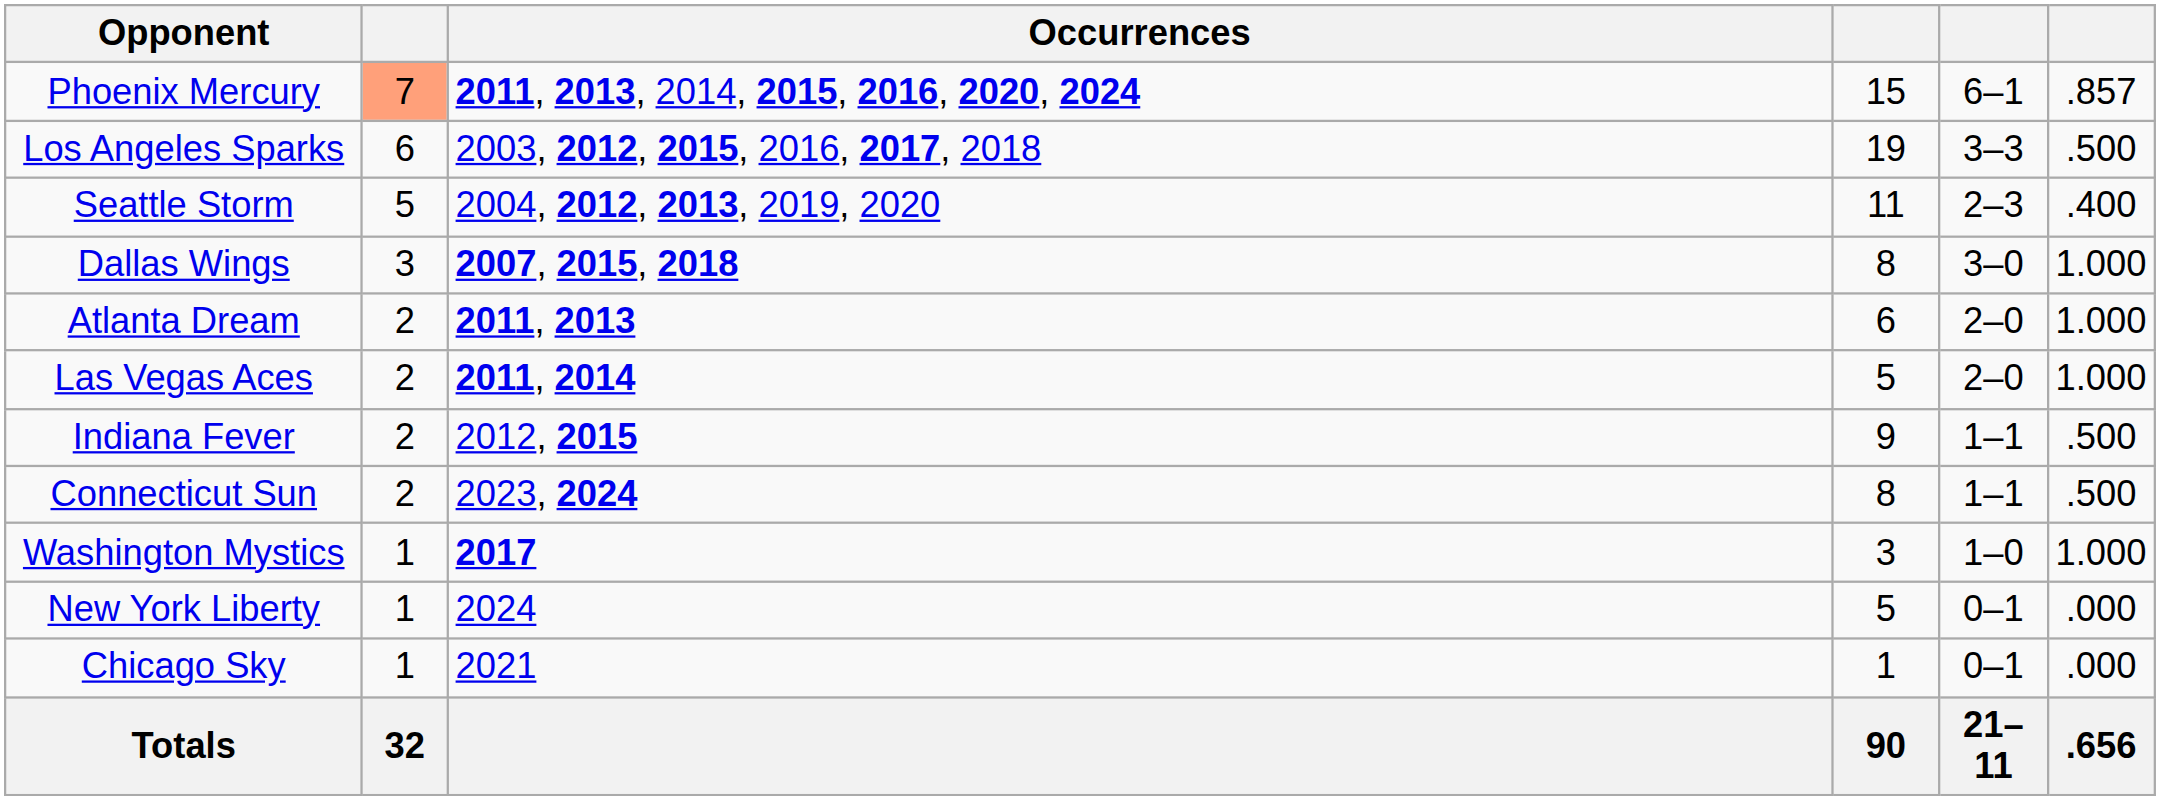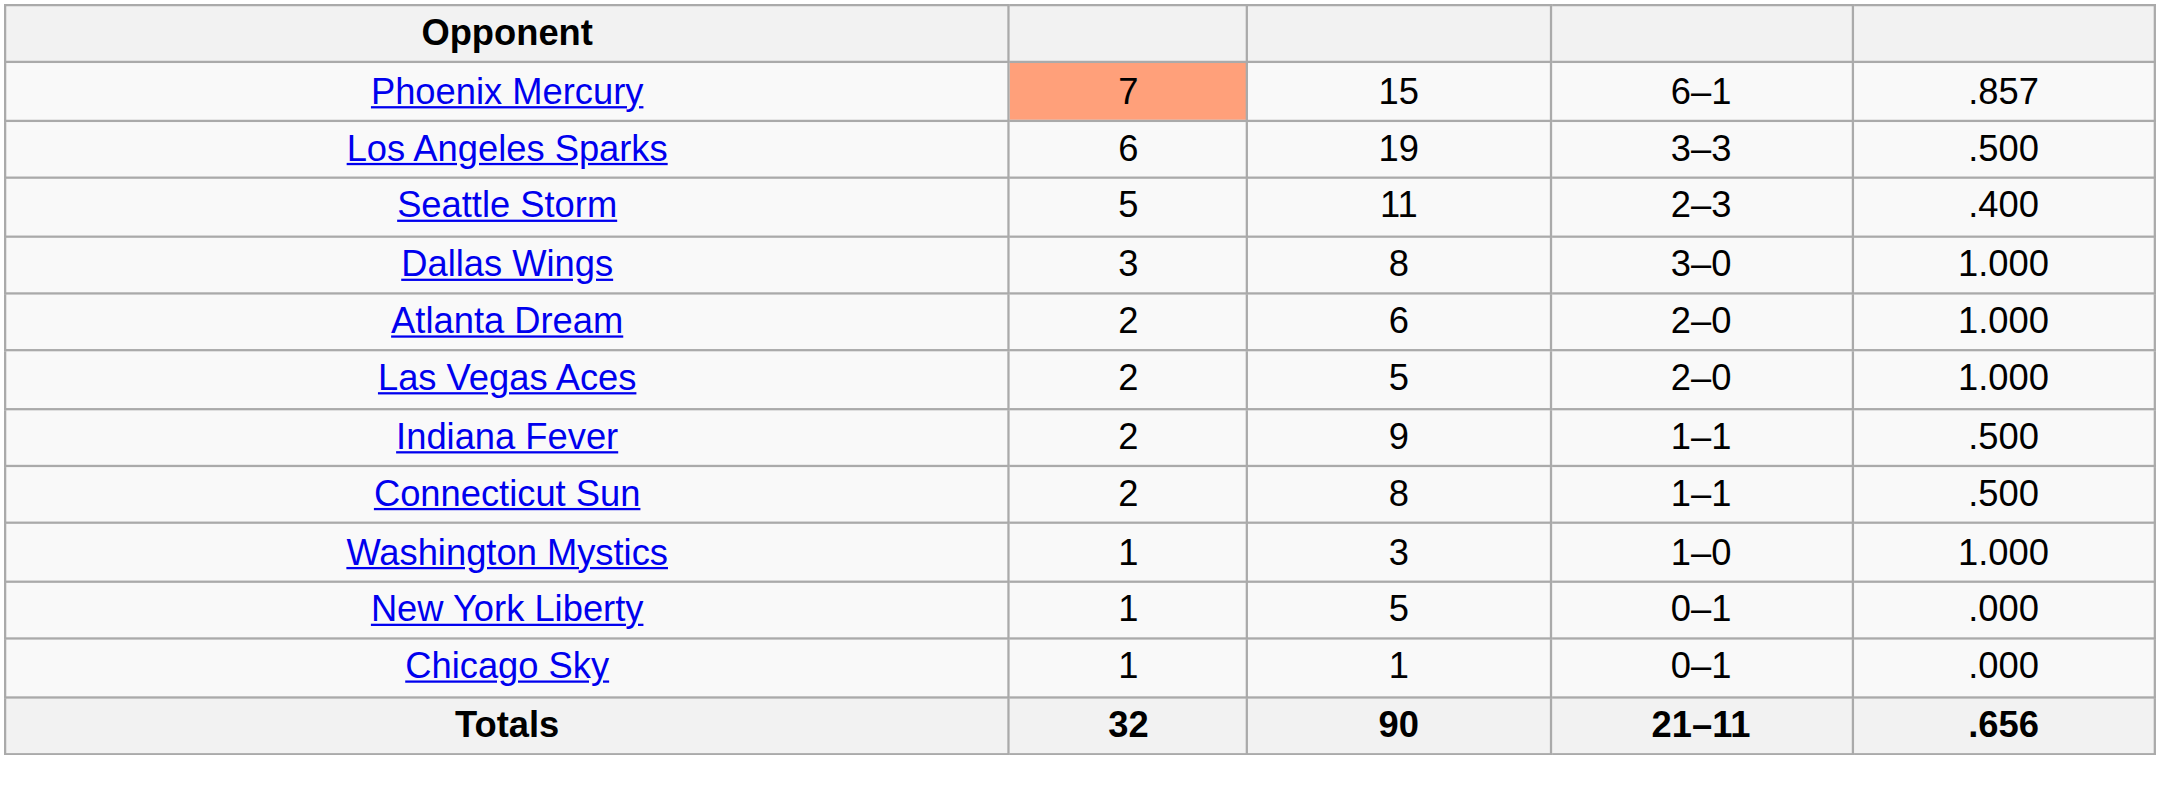- column: (1140, 33)
